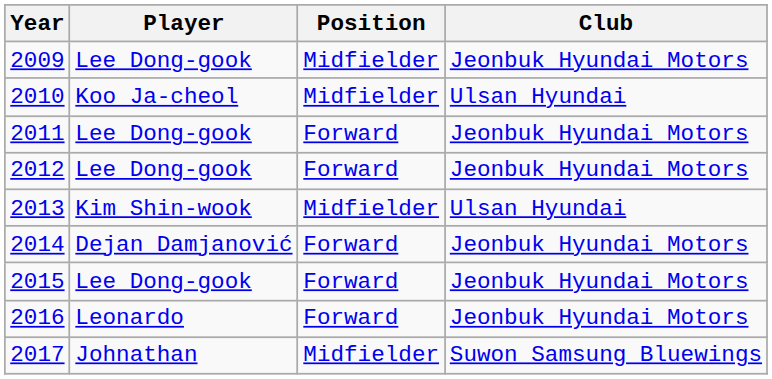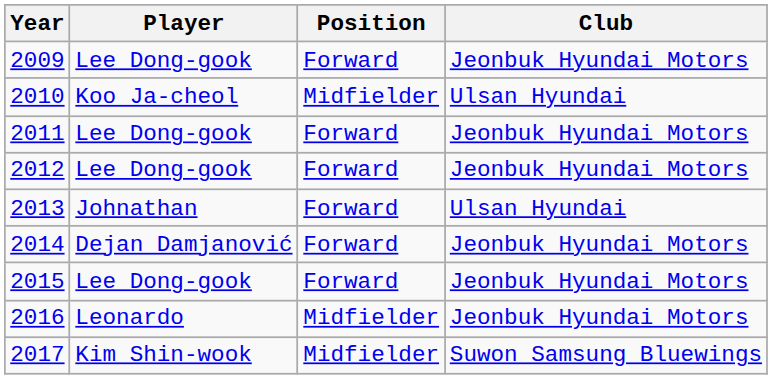(371, 60) Midfielder -> (351, 60) Forward
(164, 208) Kim Shin-wook -> (136, 208) Johnathan
(371, 208) Midfielder -> (351, 208) Forward
(351, 318) Forward -> (371, 318) Midfielder
(136, 355) Johnathan -> (164, 355) Kim Shin-wook
